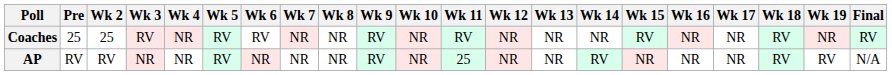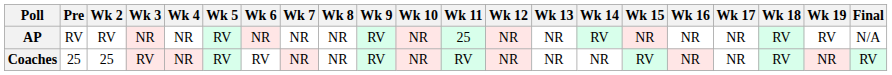rows swapped: (32, 59) <-> (32, 37)
